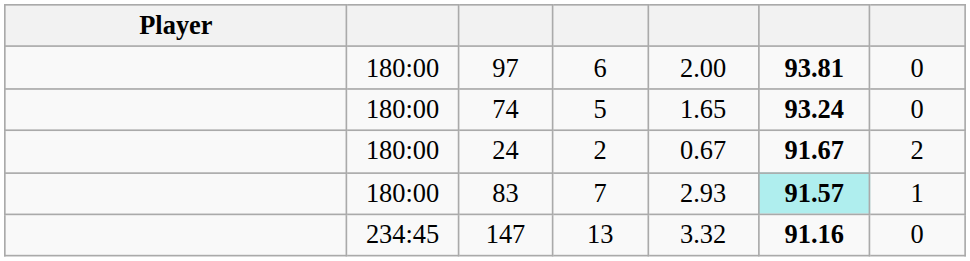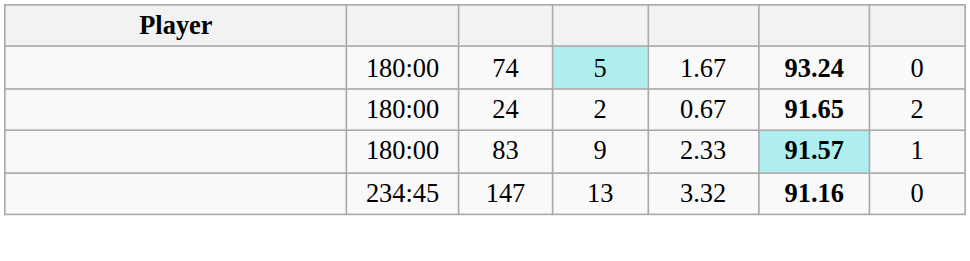- row: (505, 67)
(600, 109) no background -> (600, 67) paleturquoise background
(703, 109) 1.65 -> (703, 67) 1.67
(814, 151) 91.67 -> (814, 109) 91.65
(600, 192) 7 -> (600, 151) 9
(703, 192) 2.93 -> (703, 151) 2.33
